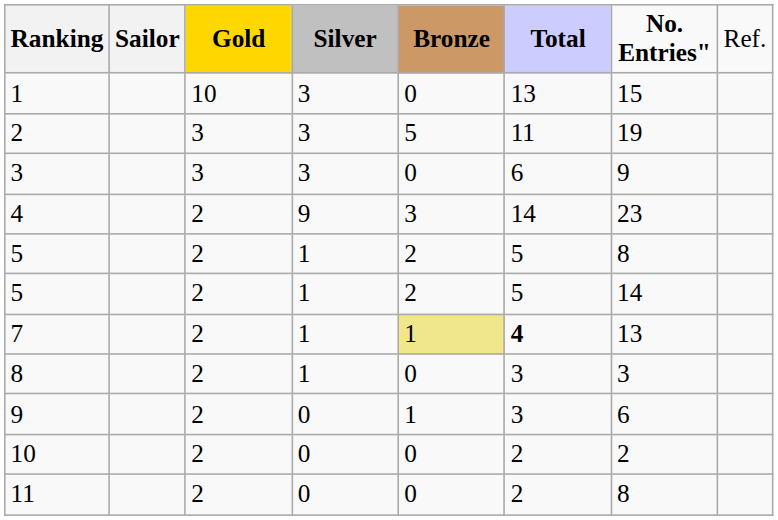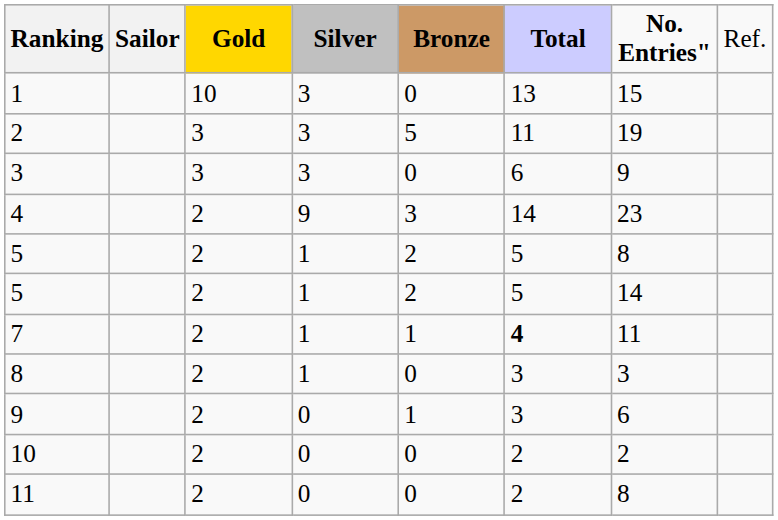(411, 333) khaki background -> (411, 333) no background
(630, 333) 13 -> (629, 333) 11
